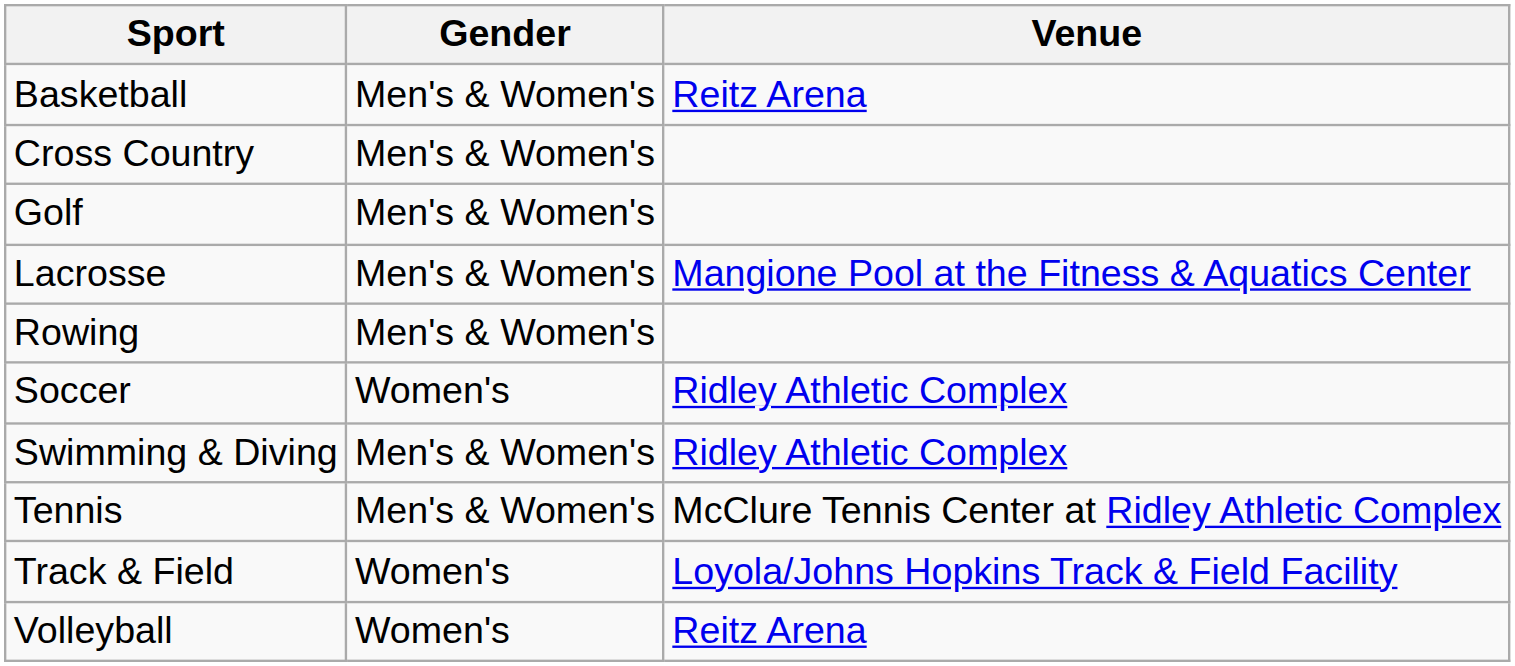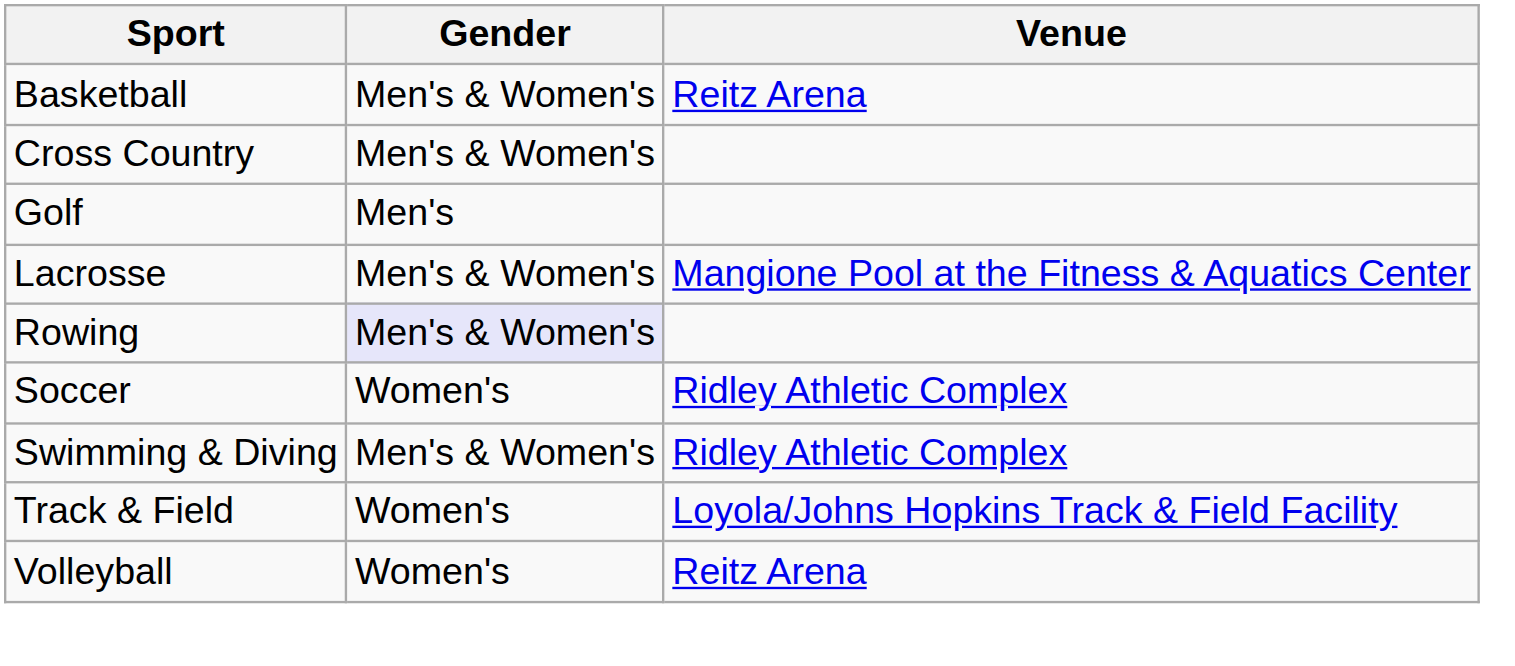(505, 213) Men's & Women's -> (405, 213) Men's
(505, 332) no background -> (505, 332) lavender background
- row: (68, 511)
